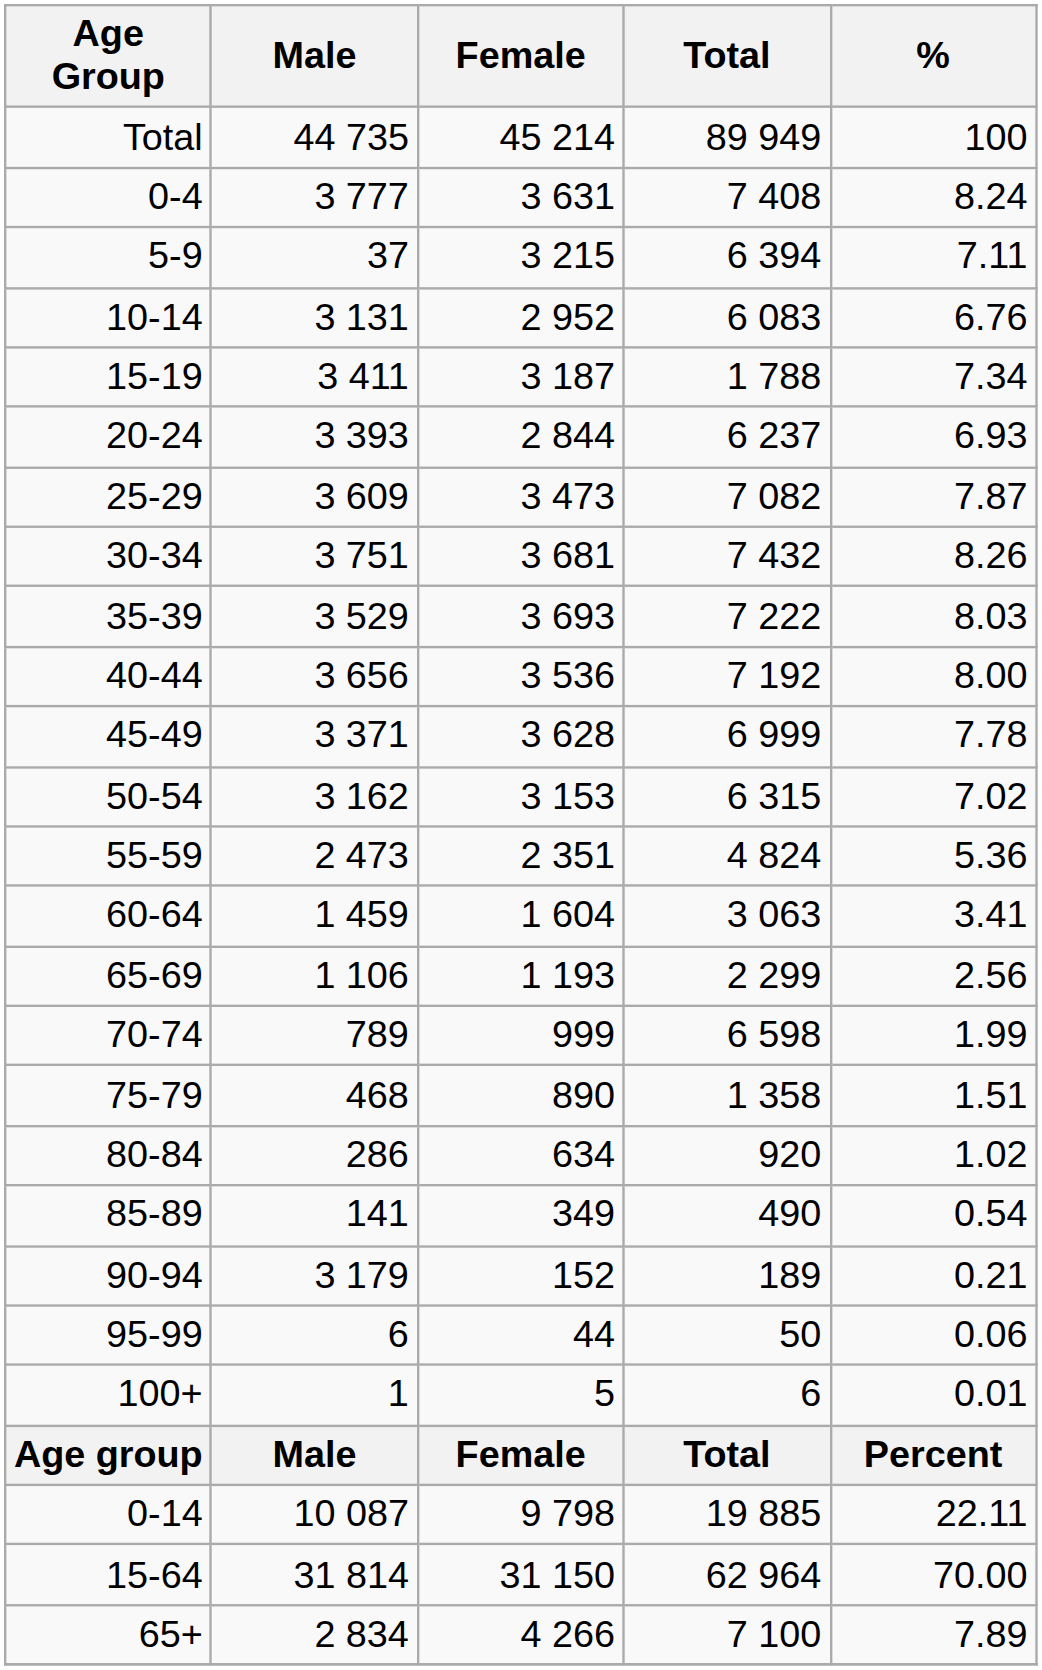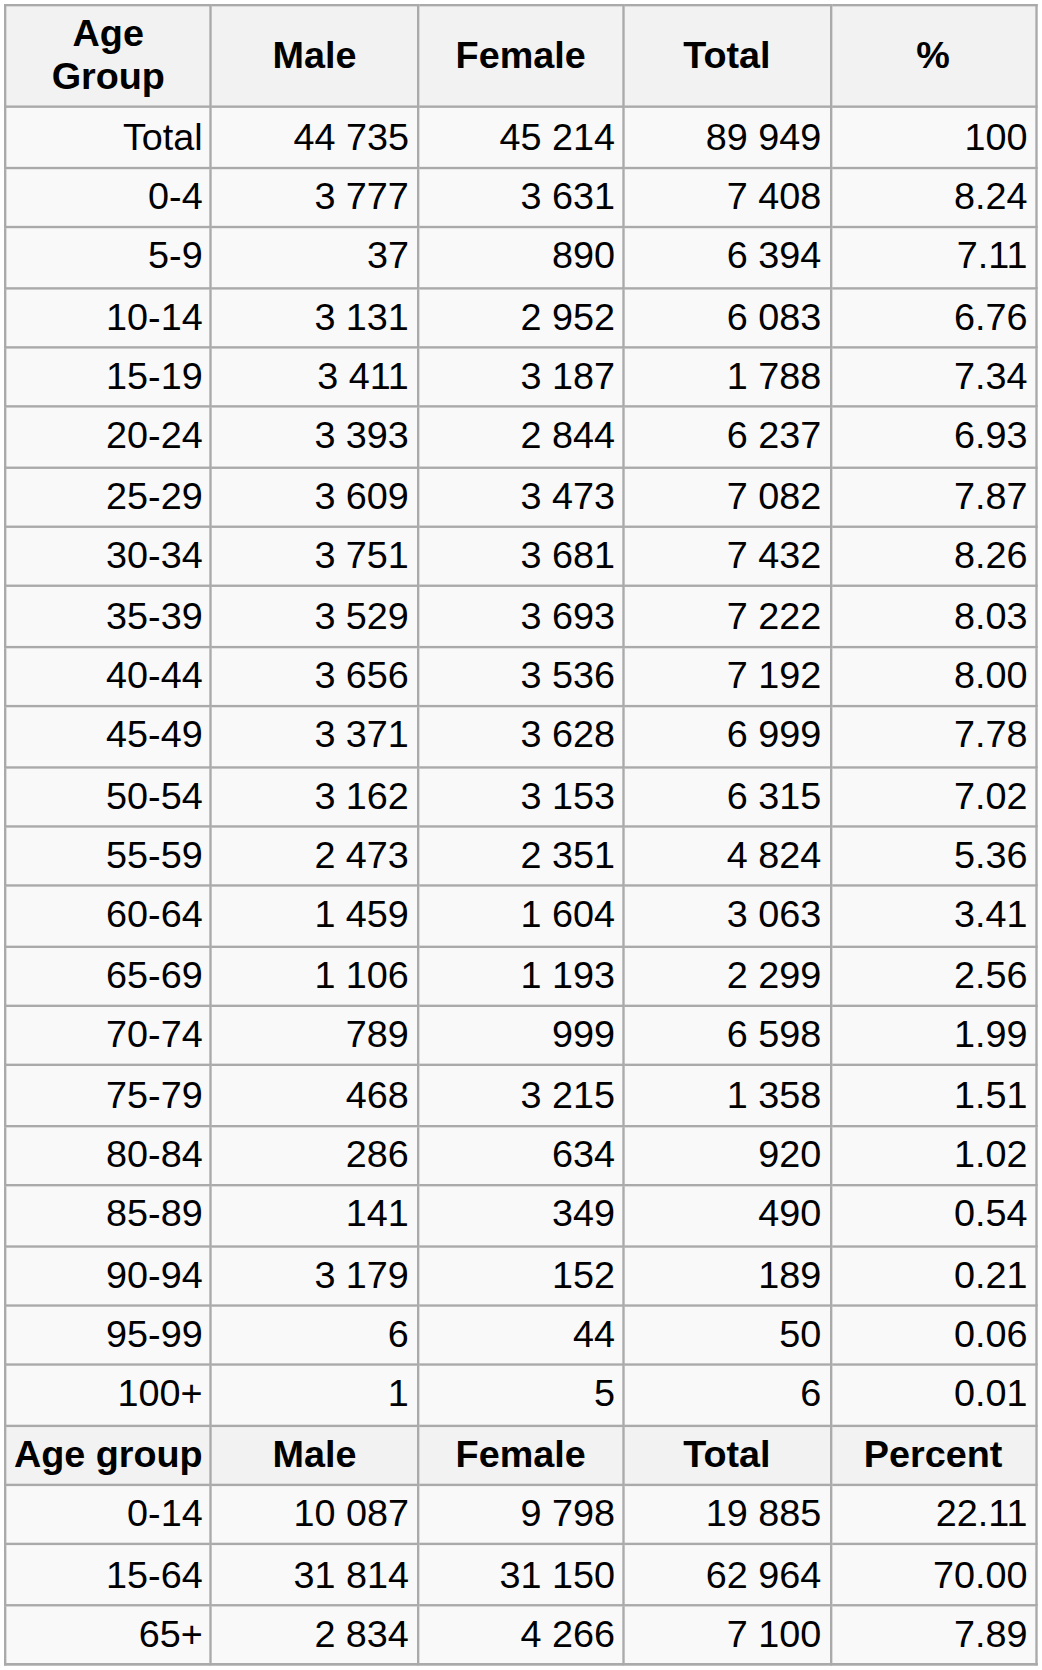(568, 256) 3 215 -> (584, 256) 890
(584, 1094) 890 -> (568, 1094) 3 215
